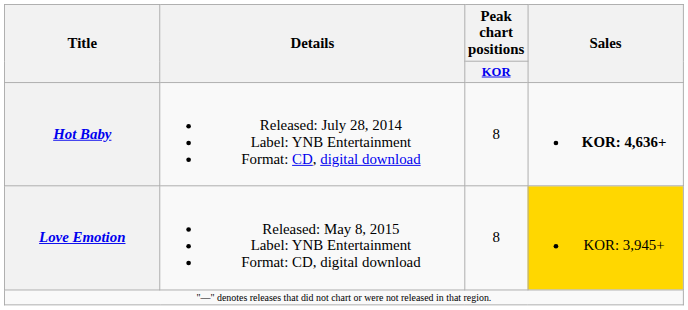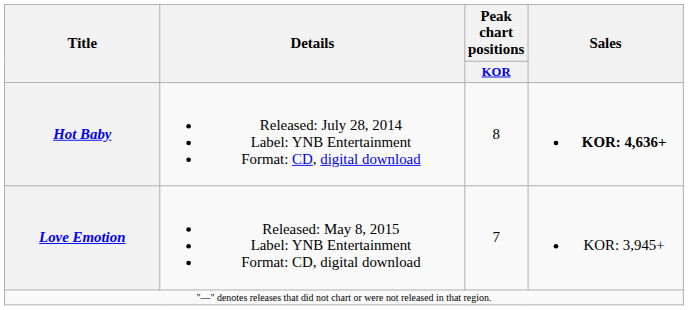(496, 237) 8 -> (496, 237) 7
(606, 246) gold background -> (606, 246) no background
